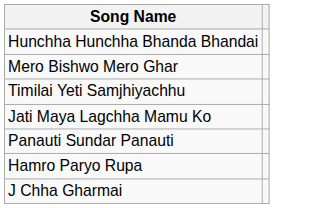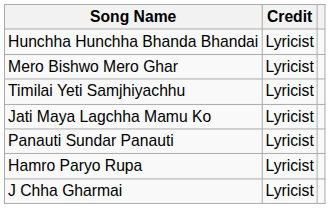+ column: (290, 16)
